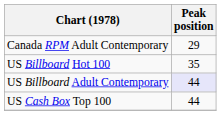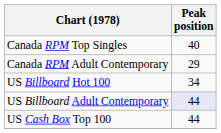+ row: (67, 45)
(194, 63) 35 -> (194, 82) 34
